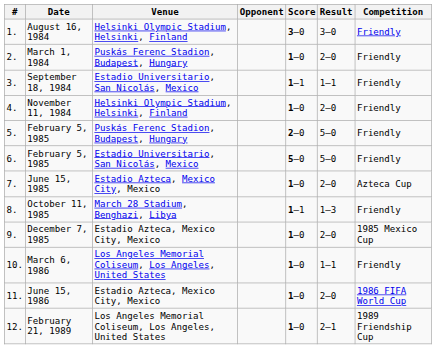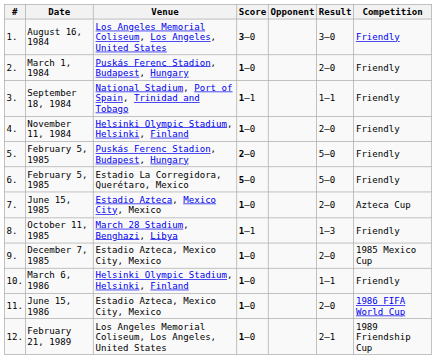columns swapped: (262, 12) <-> (302, 12)
(163, 32) Helsinki Olympic Stadium, Helsinki, Finland -> (156, 37) Los Angeles Memorial Coliseum, Los Angeles, United States
(155, 83) Estadio Universitario, San Nicolás, Mexico -> (164, 98) National Stadium, Port of Spain, Trinidad and Tobago
(155, 159) Estadio Universitario, San Nicolás, Mexico -> (159, 180) Estadio La Corregidora, Querétaro, Mexico
(155, 265) Los Angeles Memorial Coliseum, Los Angeles, United States -> (164, 281) Helsinki Olympic Stadium, Helsinki, Finland
